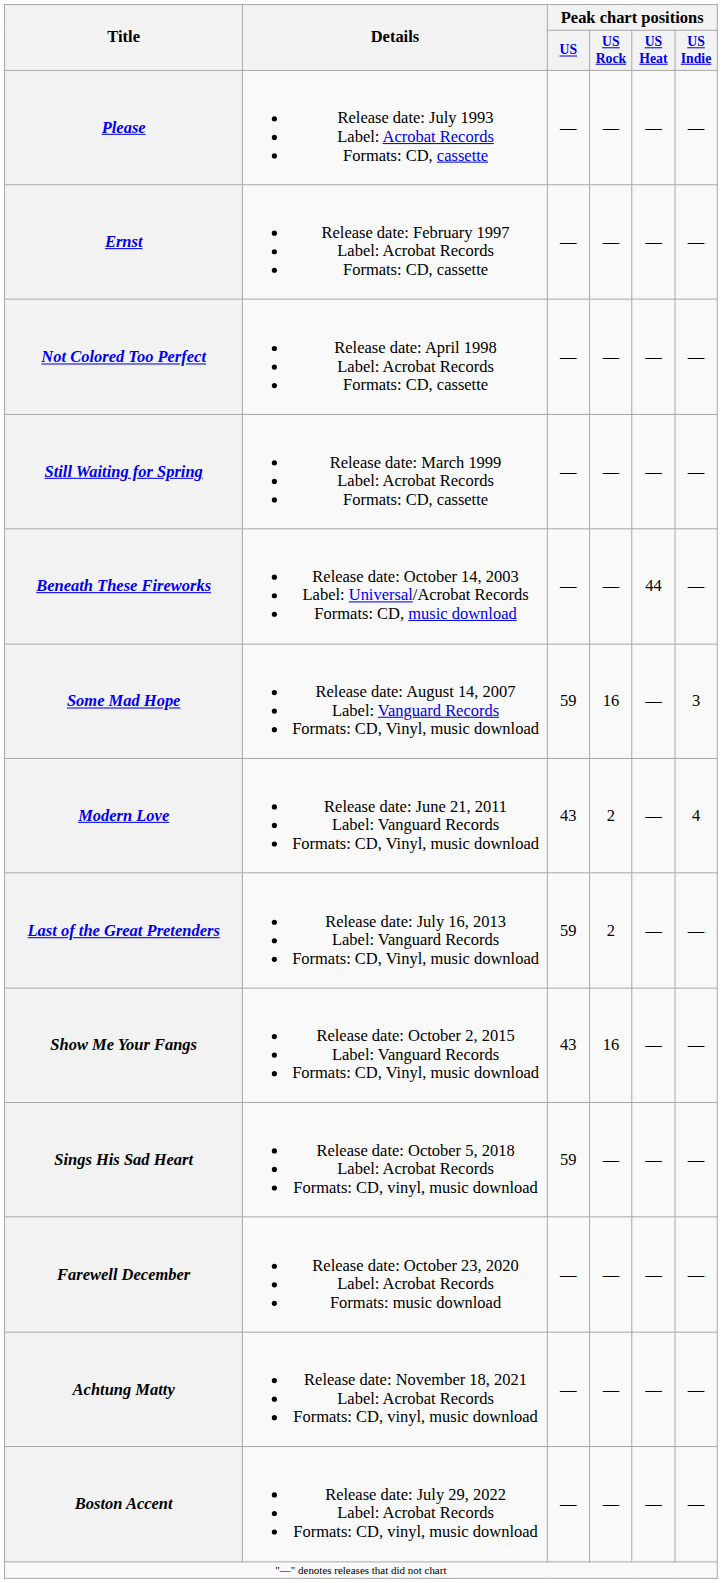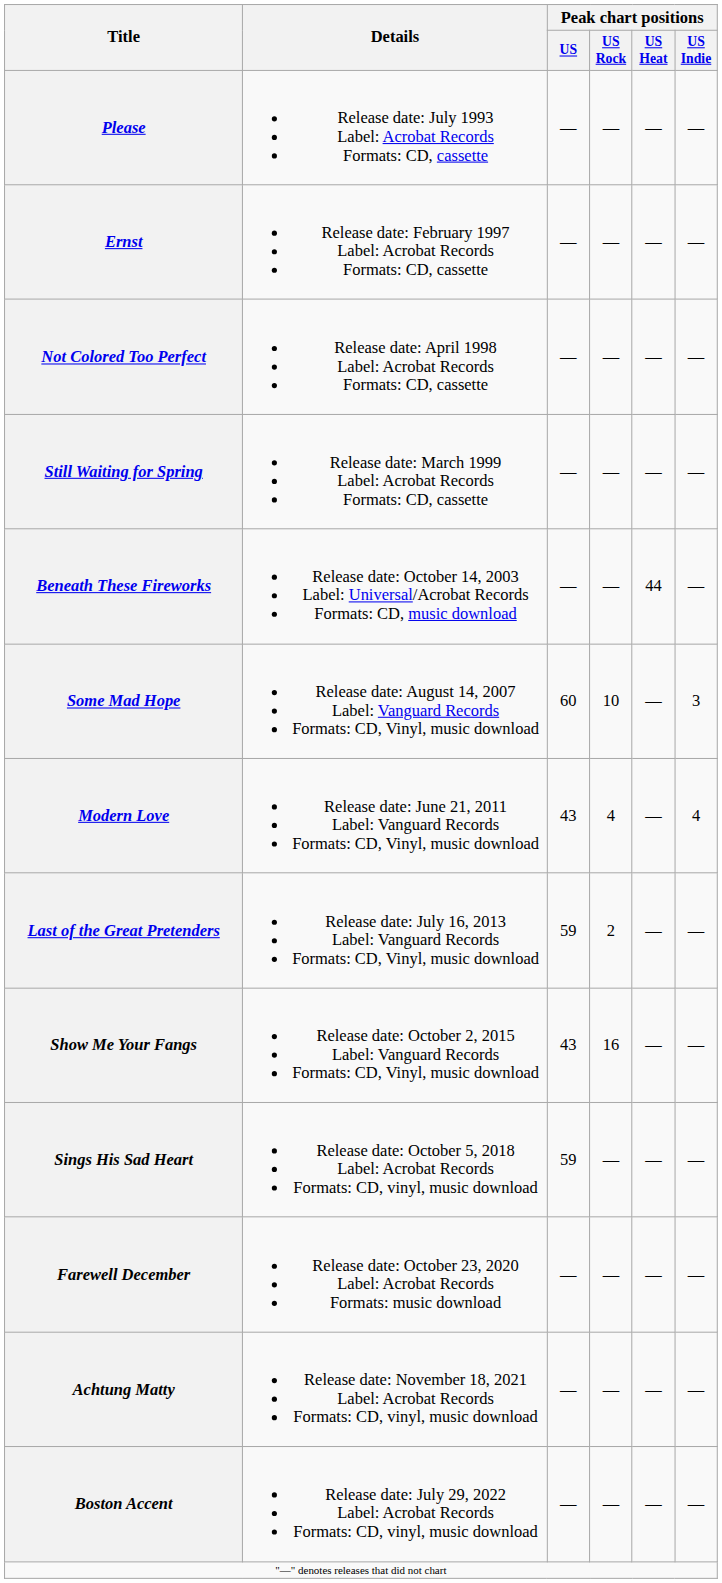(568, 701) 59 -> (568, 701) 60
(611, 701) 16 -> (611, 701) 10
(611, 815) 2 -> (611, 815) 4
